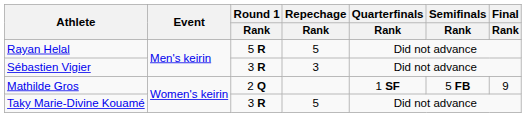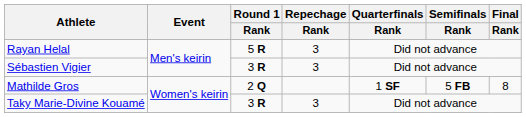(316, 49) 5 -> (316, 49) 3
(505, 86) 9 -> (505, 86) 8
(316, 104) 5 -> (316, 104) 3
